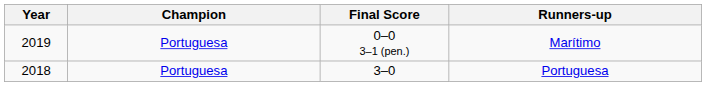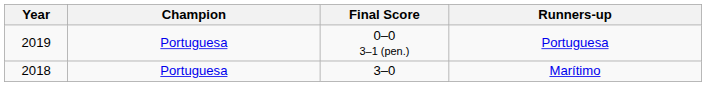(575, 43) Marítimo -> (575, 43) Portuguesa
(575, 71) Portuguesa -> (575, 71) Marítimo
